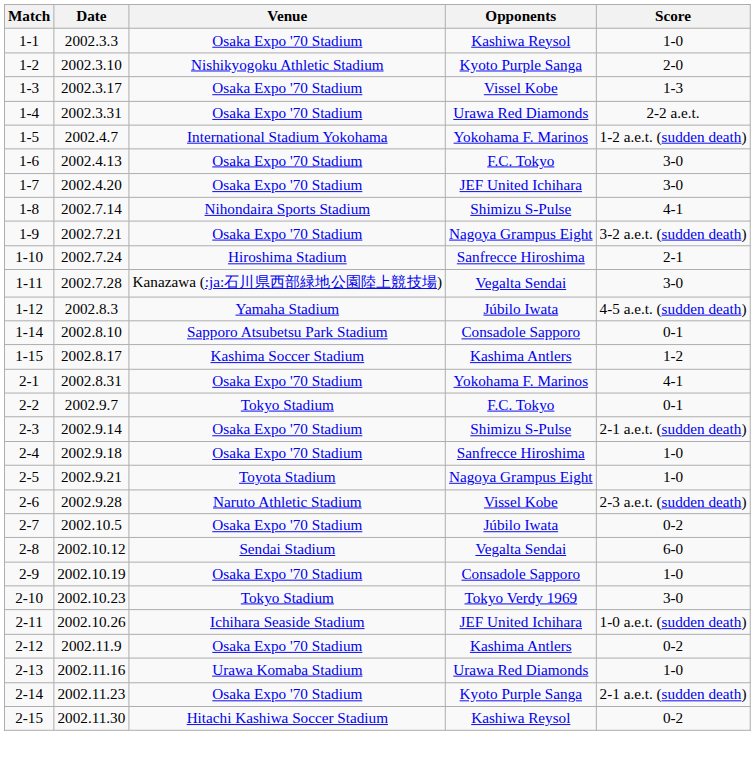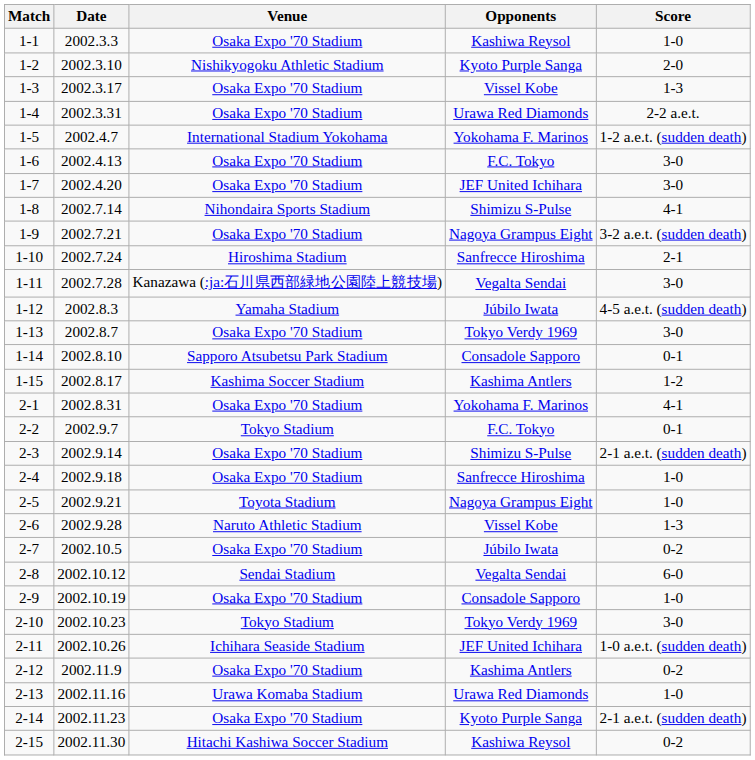+ row: (29, 332)
(673, 501) 2-3 a.e.t. (sudden death) -> (673, 525) 1-3
